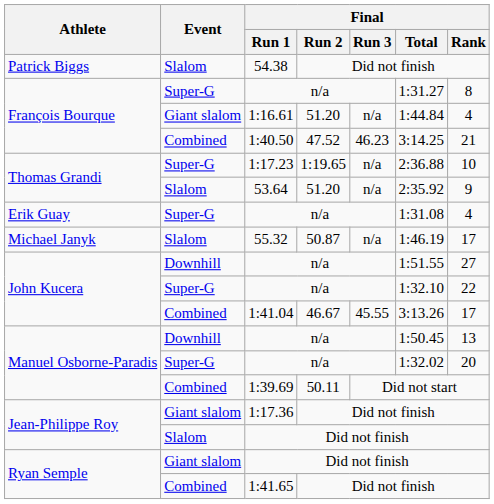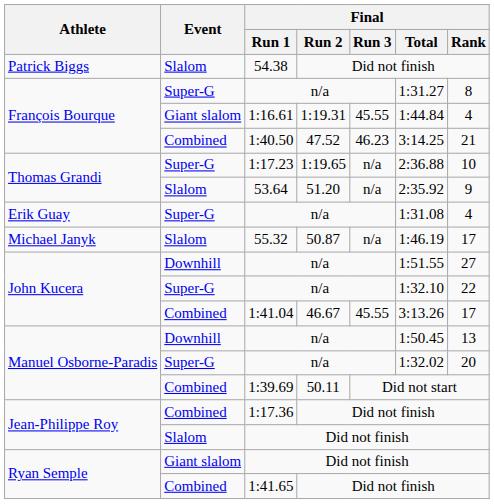(323, 116) 51.20 -> (323, 116) 1:19.31
(372, 116) n/a -> (372, 116) 45.55
(203, 412) Giant slalom -> (195, 412) Combined
